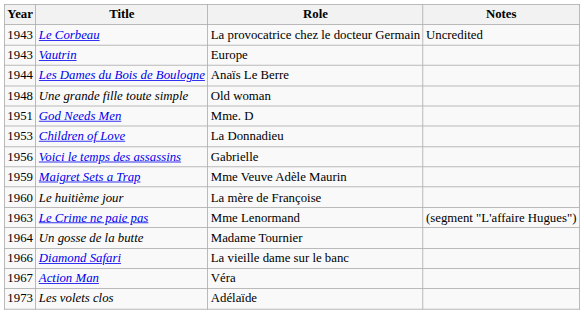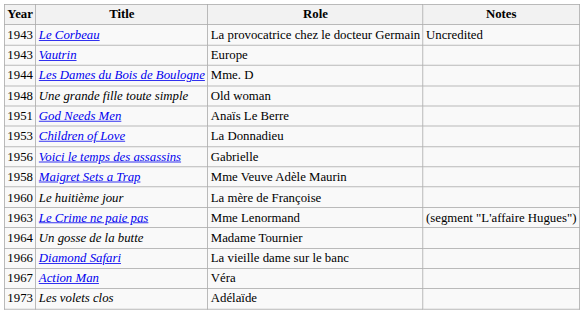(250, 75) Anaïs Le Berre -> (232, 75) Mme. D
(232, 116) Mme. D -> (250, 116) Anaïs Le Berre
(20, 177) 1959 -> (20, 177) 1958
